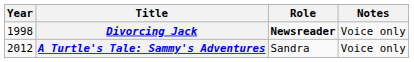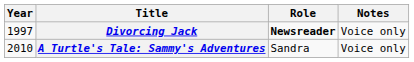(20, 31) 1998 -> (20, 31) 1997
(20, 48) 2012 -> (20, 48) 2010
